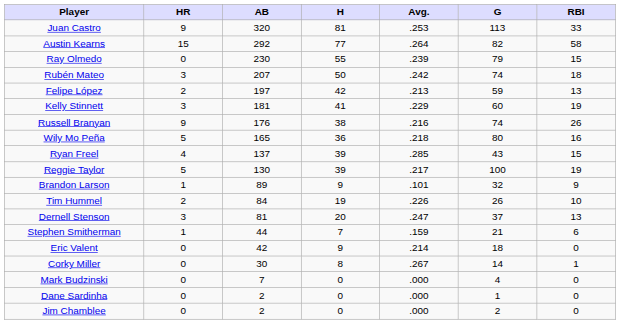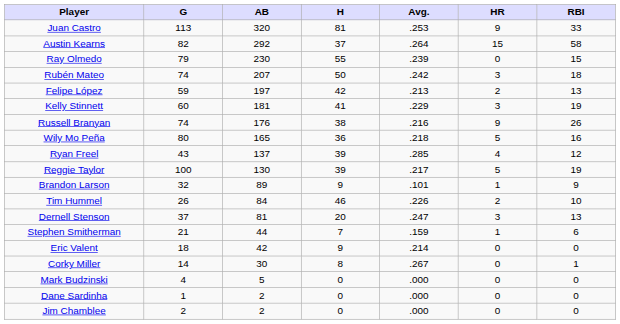columns swapped: (497, 12) <-> (183, 12)
(340, 43) 77 -> (340, 43) 37
(576, 153) 15 -> (576, 153) 12
(340, 201) 19 -> (340, 201) 46
(262, 279) 7 -> (262, 279) 5
